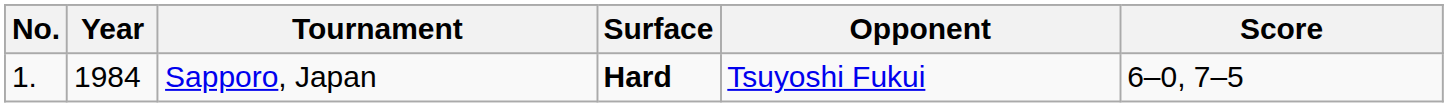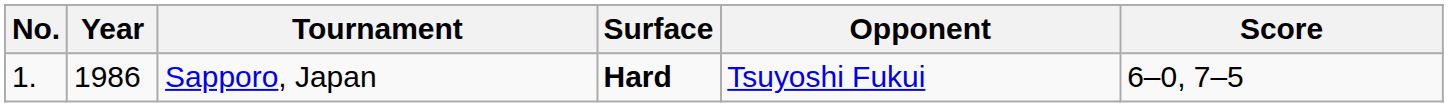(107, 76) 1984 -> (107, 76) 1986
